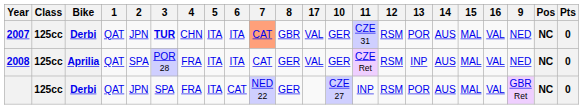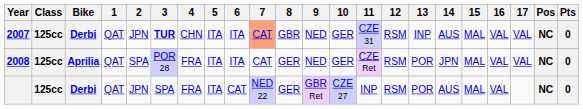columns swapped: (521, 12) <-> (314, 12)
(419, 34) POR -> (422, 34) INP
(419, 62) INP -> (422, 62) POR
(445, 62) AUS -> (449, 62) JPN
